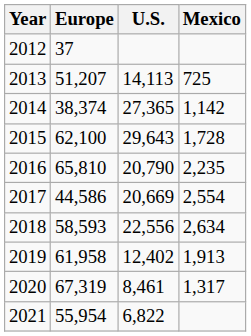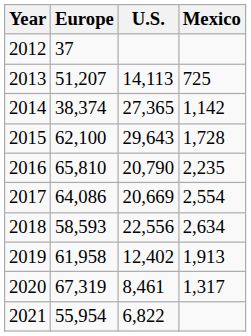(81, 197) 44,586 -> (81, 197) 64,086
